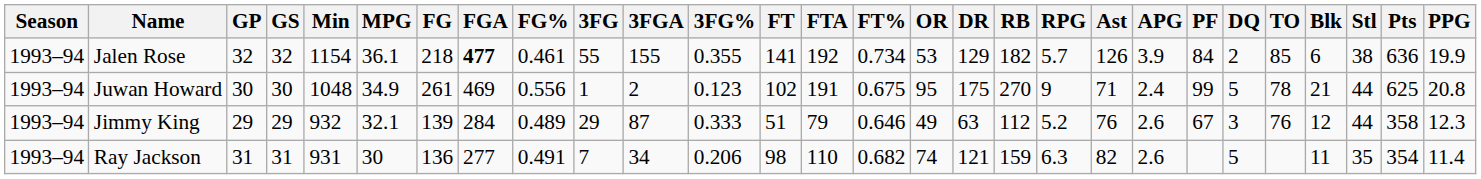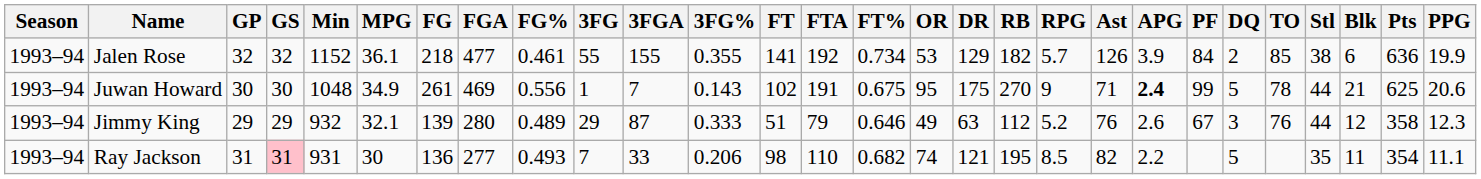columns swapped: (1364, 21) <-> (1326, 21)
(330, 55) 1154 -> (330, 55) 1152
(479, 55) bold -> (479, 55) normal
(634, 88) 2 -> (634, 88) 7
(718, 88) 0.123 -> (718, 88) 0.143
(1151, 88) normal -> (1151, 88) bold
(1447, 88) 20.8 -> (1447, 88) 20.6
(479, 122) 284 -> (479, 122) 280
(282, 156) no background -> (282, 156) pink background
(542, 156) 0.491 -> (542, 156) 0.493
(639, 156) 34 -> (639, 156) 33
(1015, 156) 159 -> (1015, 156) 195
(1054, 156) 6.3 -> (1054, 156) 8.5
(1151, 156) 2.6 -> (1151, 156) 2.2
(1446, 156) 11.4 -> (1446, 156) 11.1
